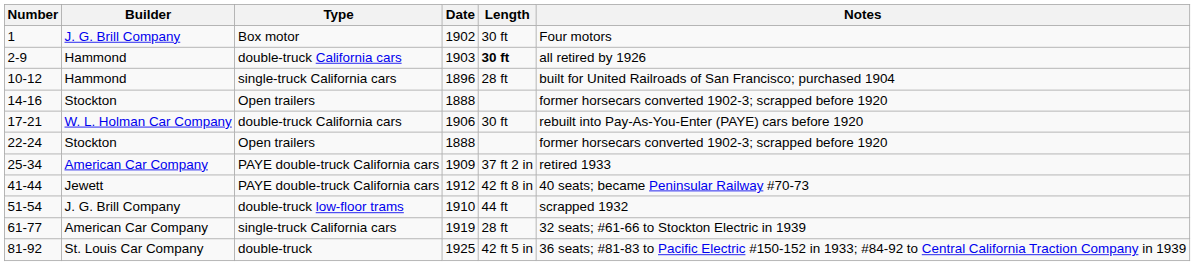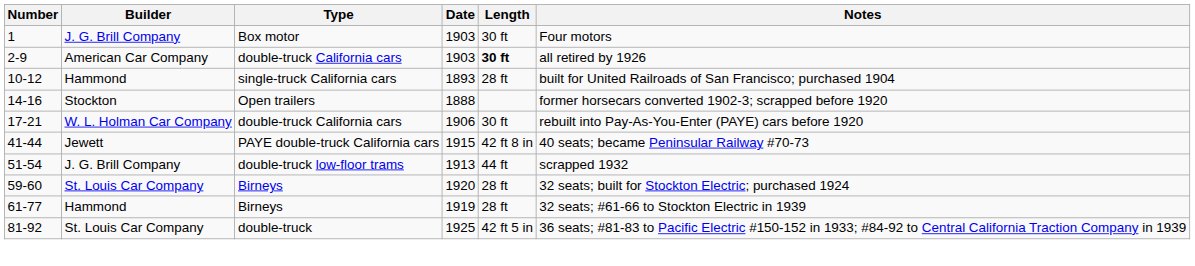(460, 36) 1902 -> (460, 36) 1903
(95, 57) Hammond -> (136, 57) American Car Company
(460, 79) 1896 -> (460, 79) 1893
- row: (25, 143)
- row: (25, 164)
(460, 185) 1912 -> (460, 143) 1915
(460, 206) 1910 -> (460, 164) 1913
+ row: (25, 185)
(136, 228) American Car Company -> (95, 206) Hammond
(317, 228) single-truck California cars -> (260, 206) Birneys
